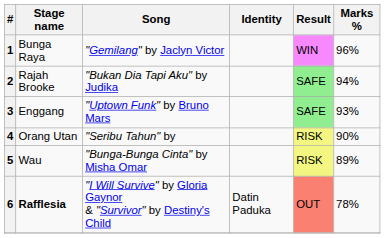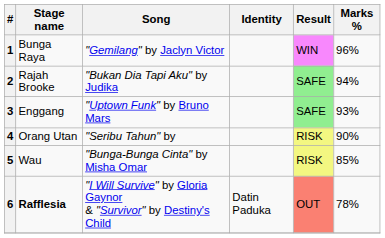(347, 161) 89% -> (347, 161) 85%
